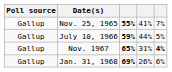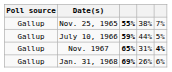(145, 23) 41% -> (145, 23) 38%
